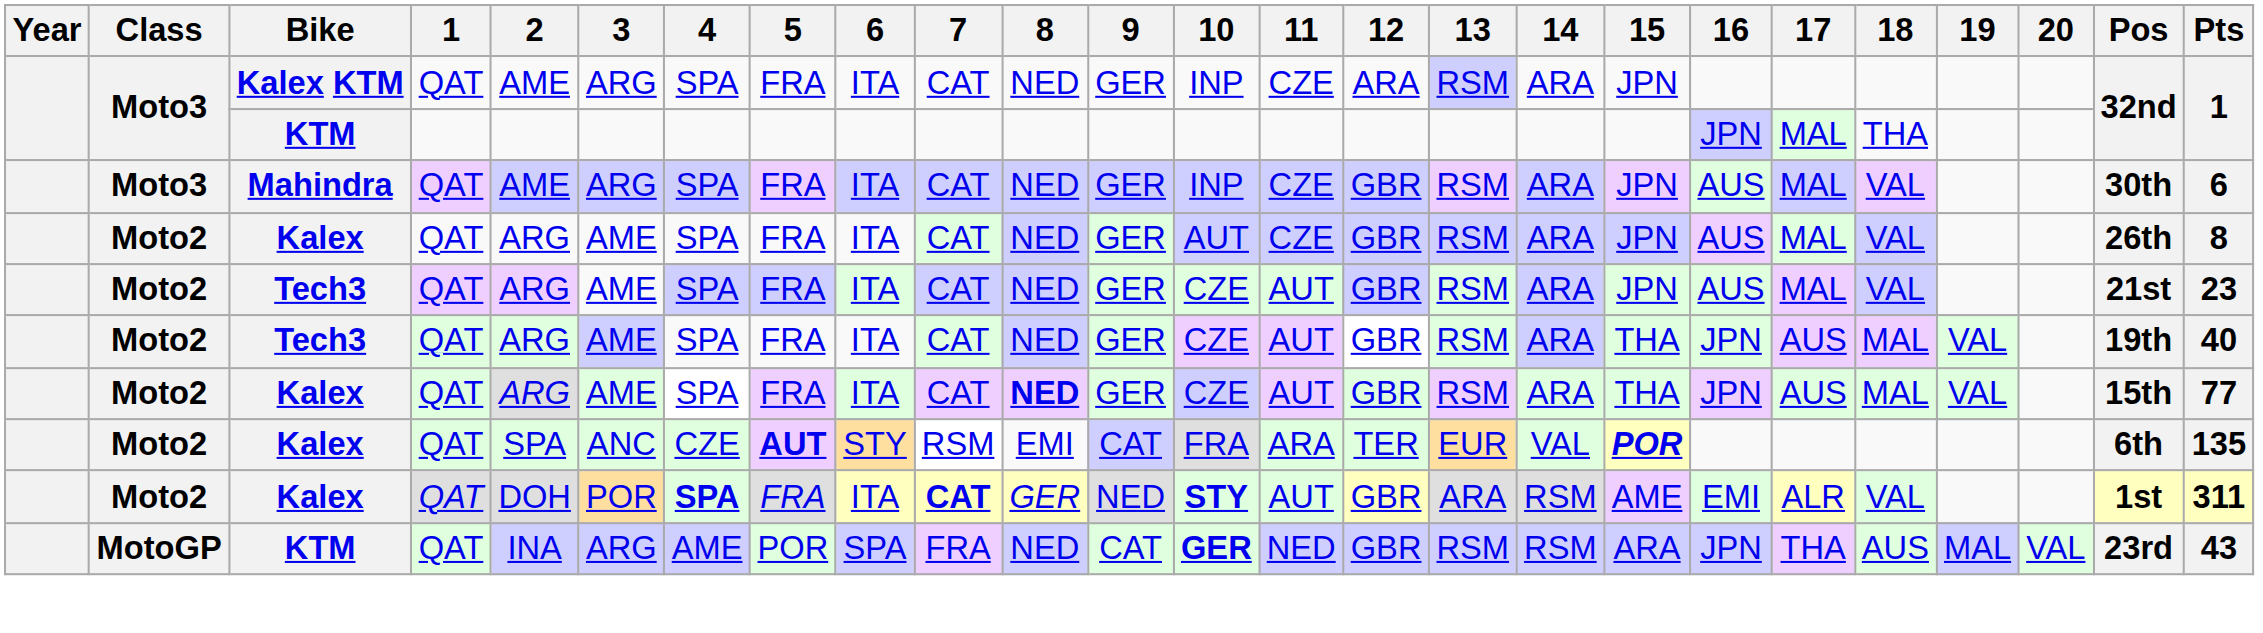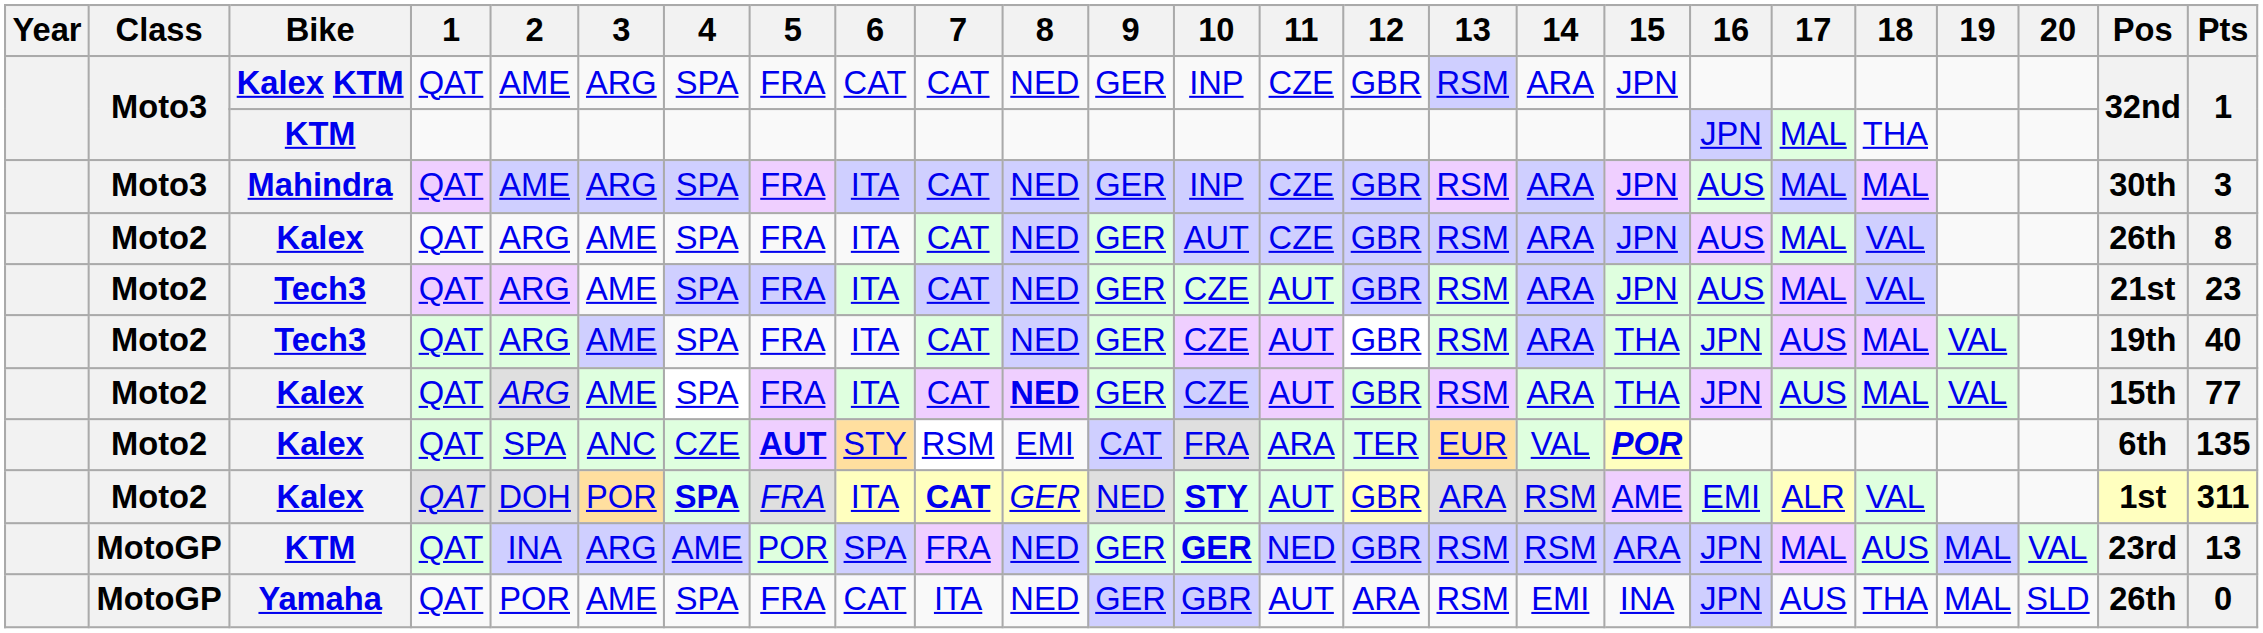(875, 82) ITA -> (875, 82) CAT
(1386, 82) ARA -> (1386, 82) GBR
(1895, 185) VAL -> (1895, 185) MAL
(2219, 185) 6 -> (2223, 185) 3
(1131, 548) CAT -> (1131, 548) GER
(1813, 548) THA -> (1813, 548) MAL
(2219, 548) 43 -> (2223, 548) 13
+ row: (159, 599)
